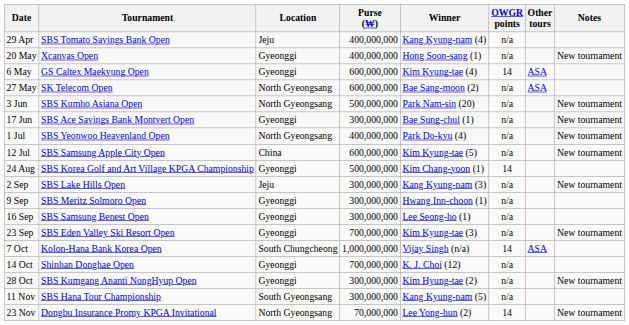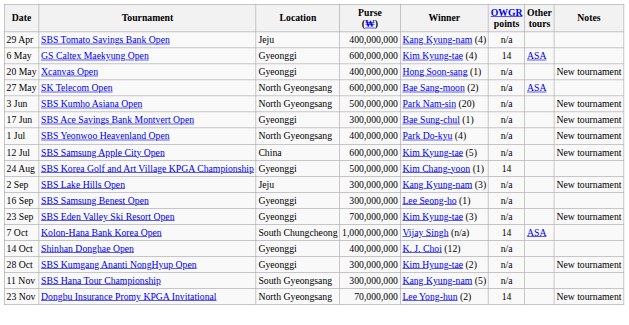rows swapped: (19, 72) <-> (22, 56)
- row: (18, 200)
(374, 264) 700,000,000 -> (374, 248) 400,000,000
